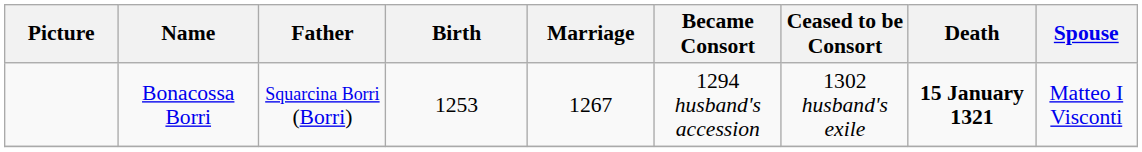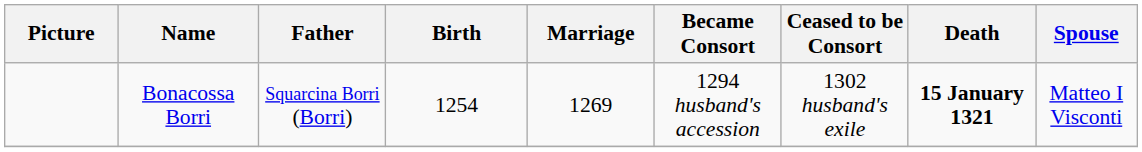(457, 104) 1253 -> (457, 104) 1254
(591, 104) 1267 -> (591, 104) 1269
